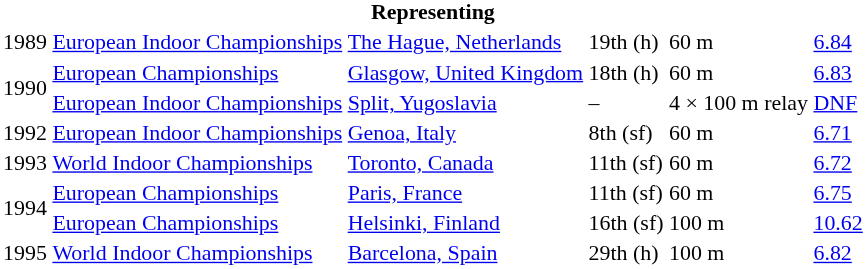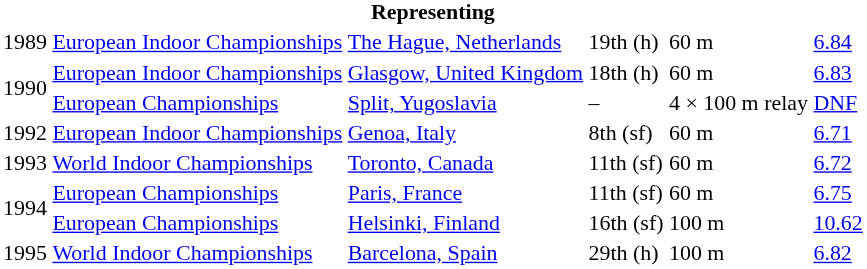(165, 72) European Championships -> (197, 72) European Indoor Championships
(197, 102) European Indoor Championships -> (165, 102) European Championships
